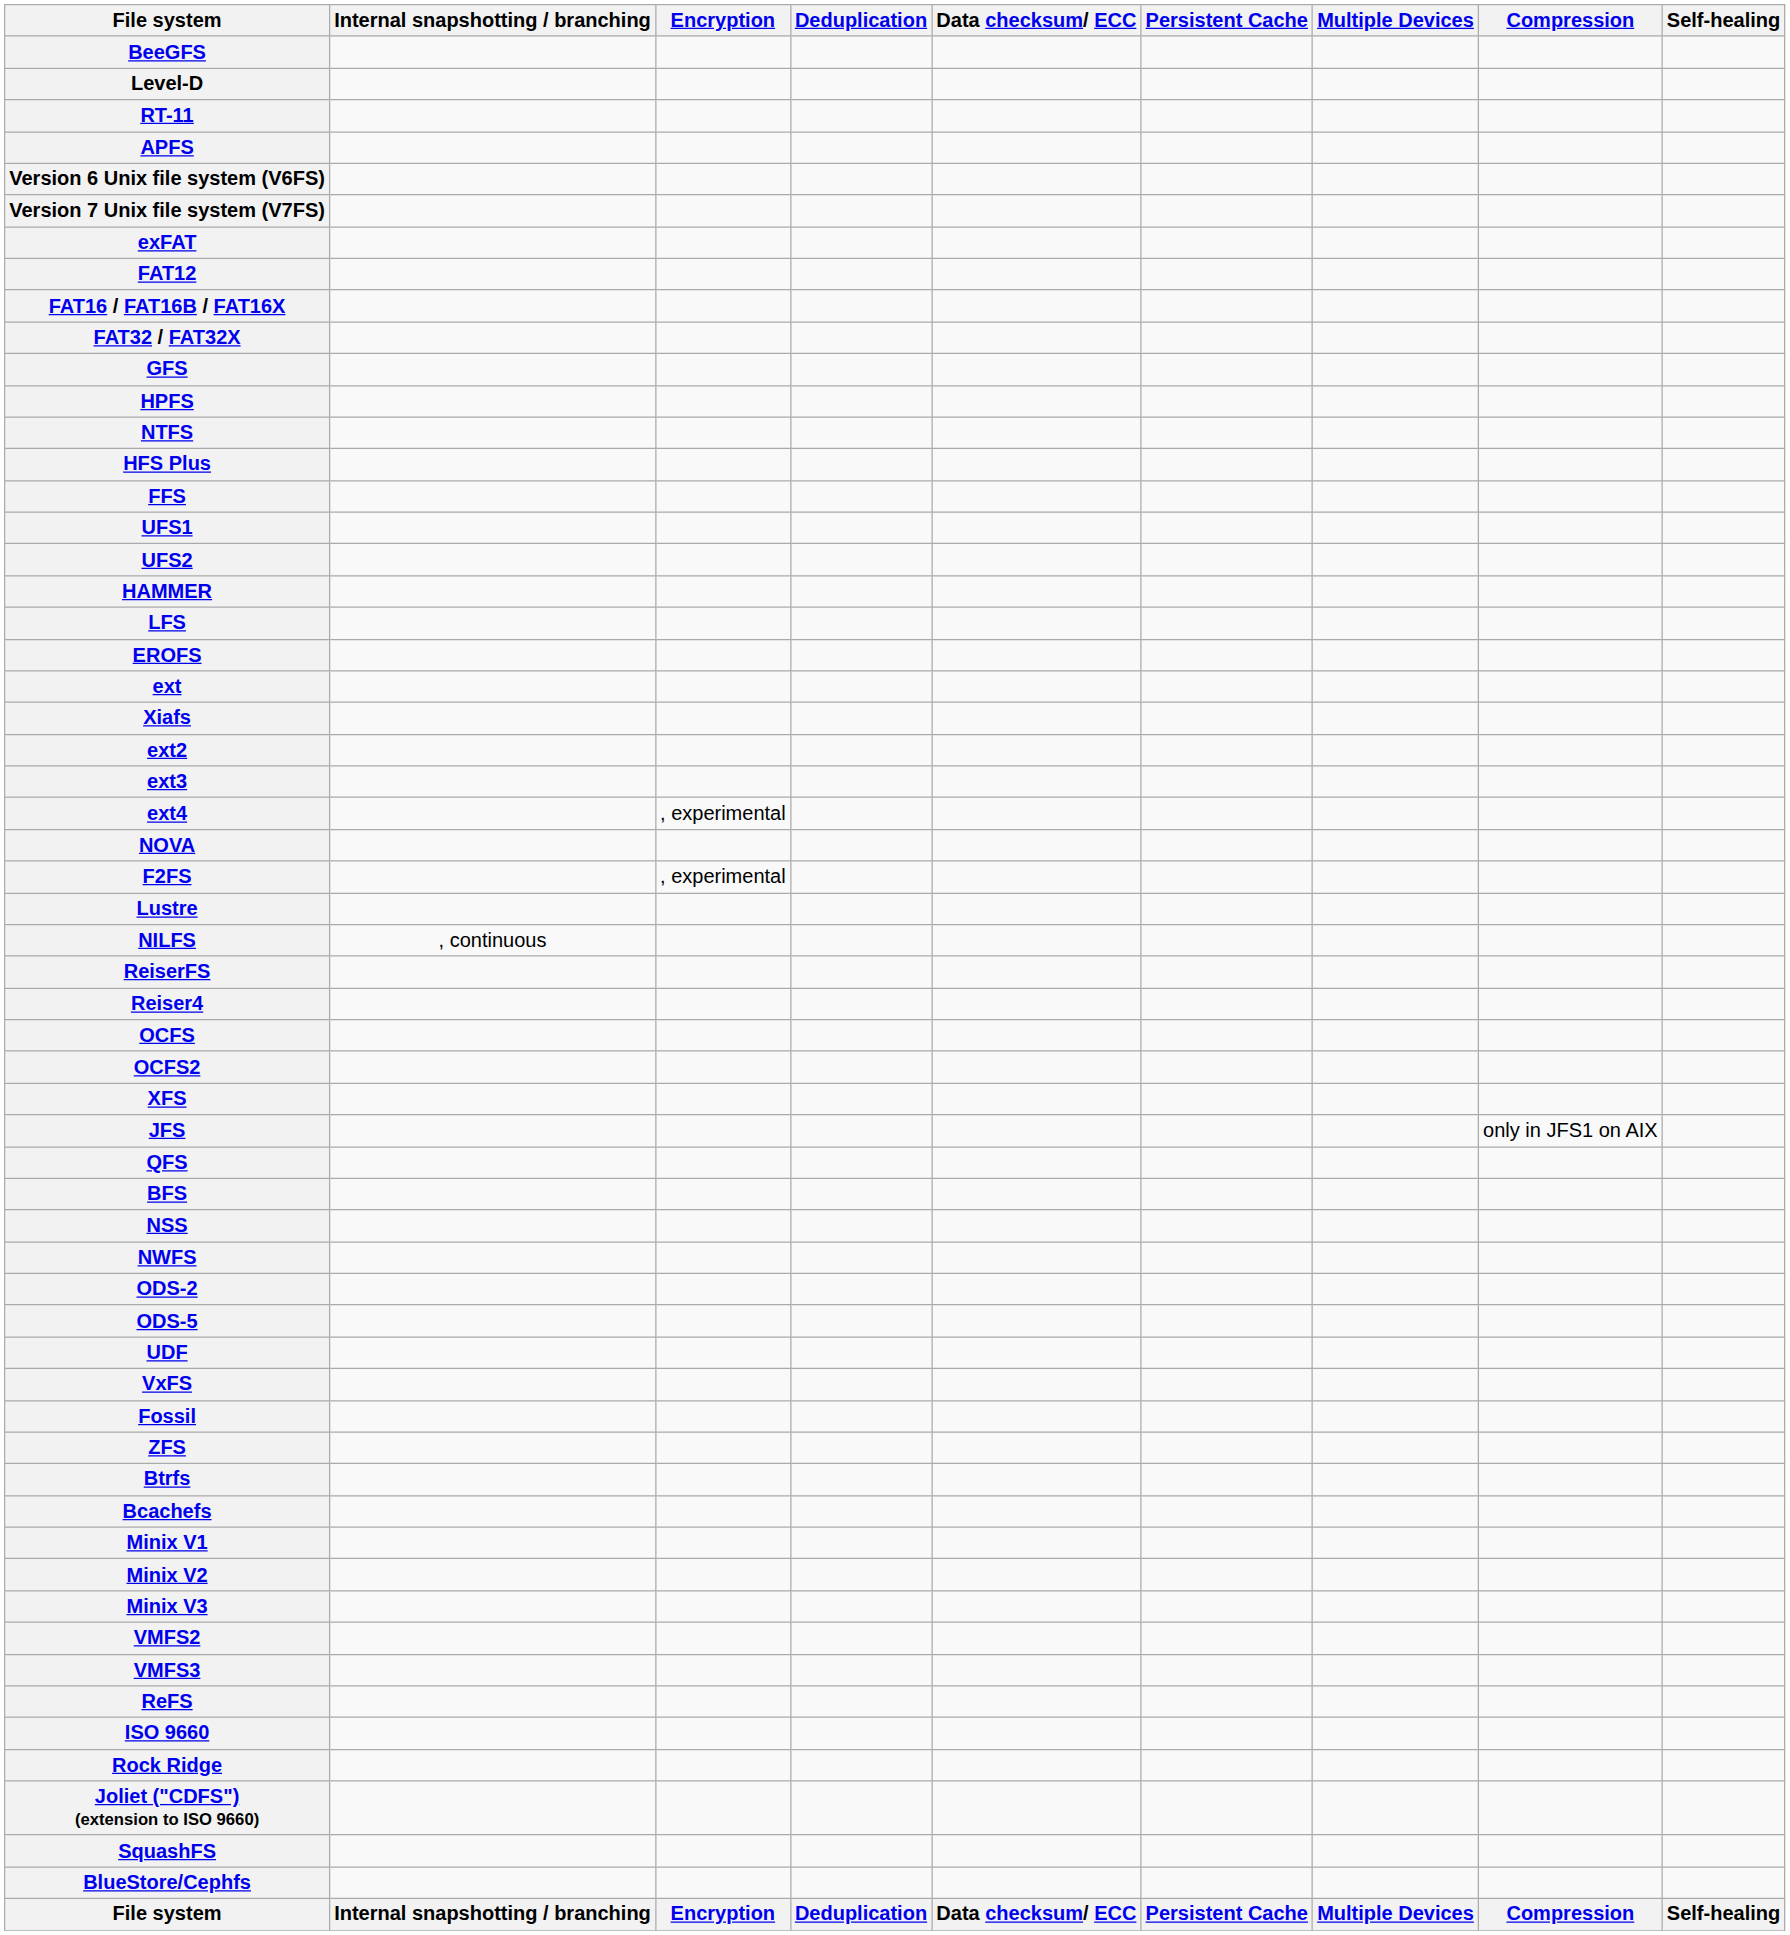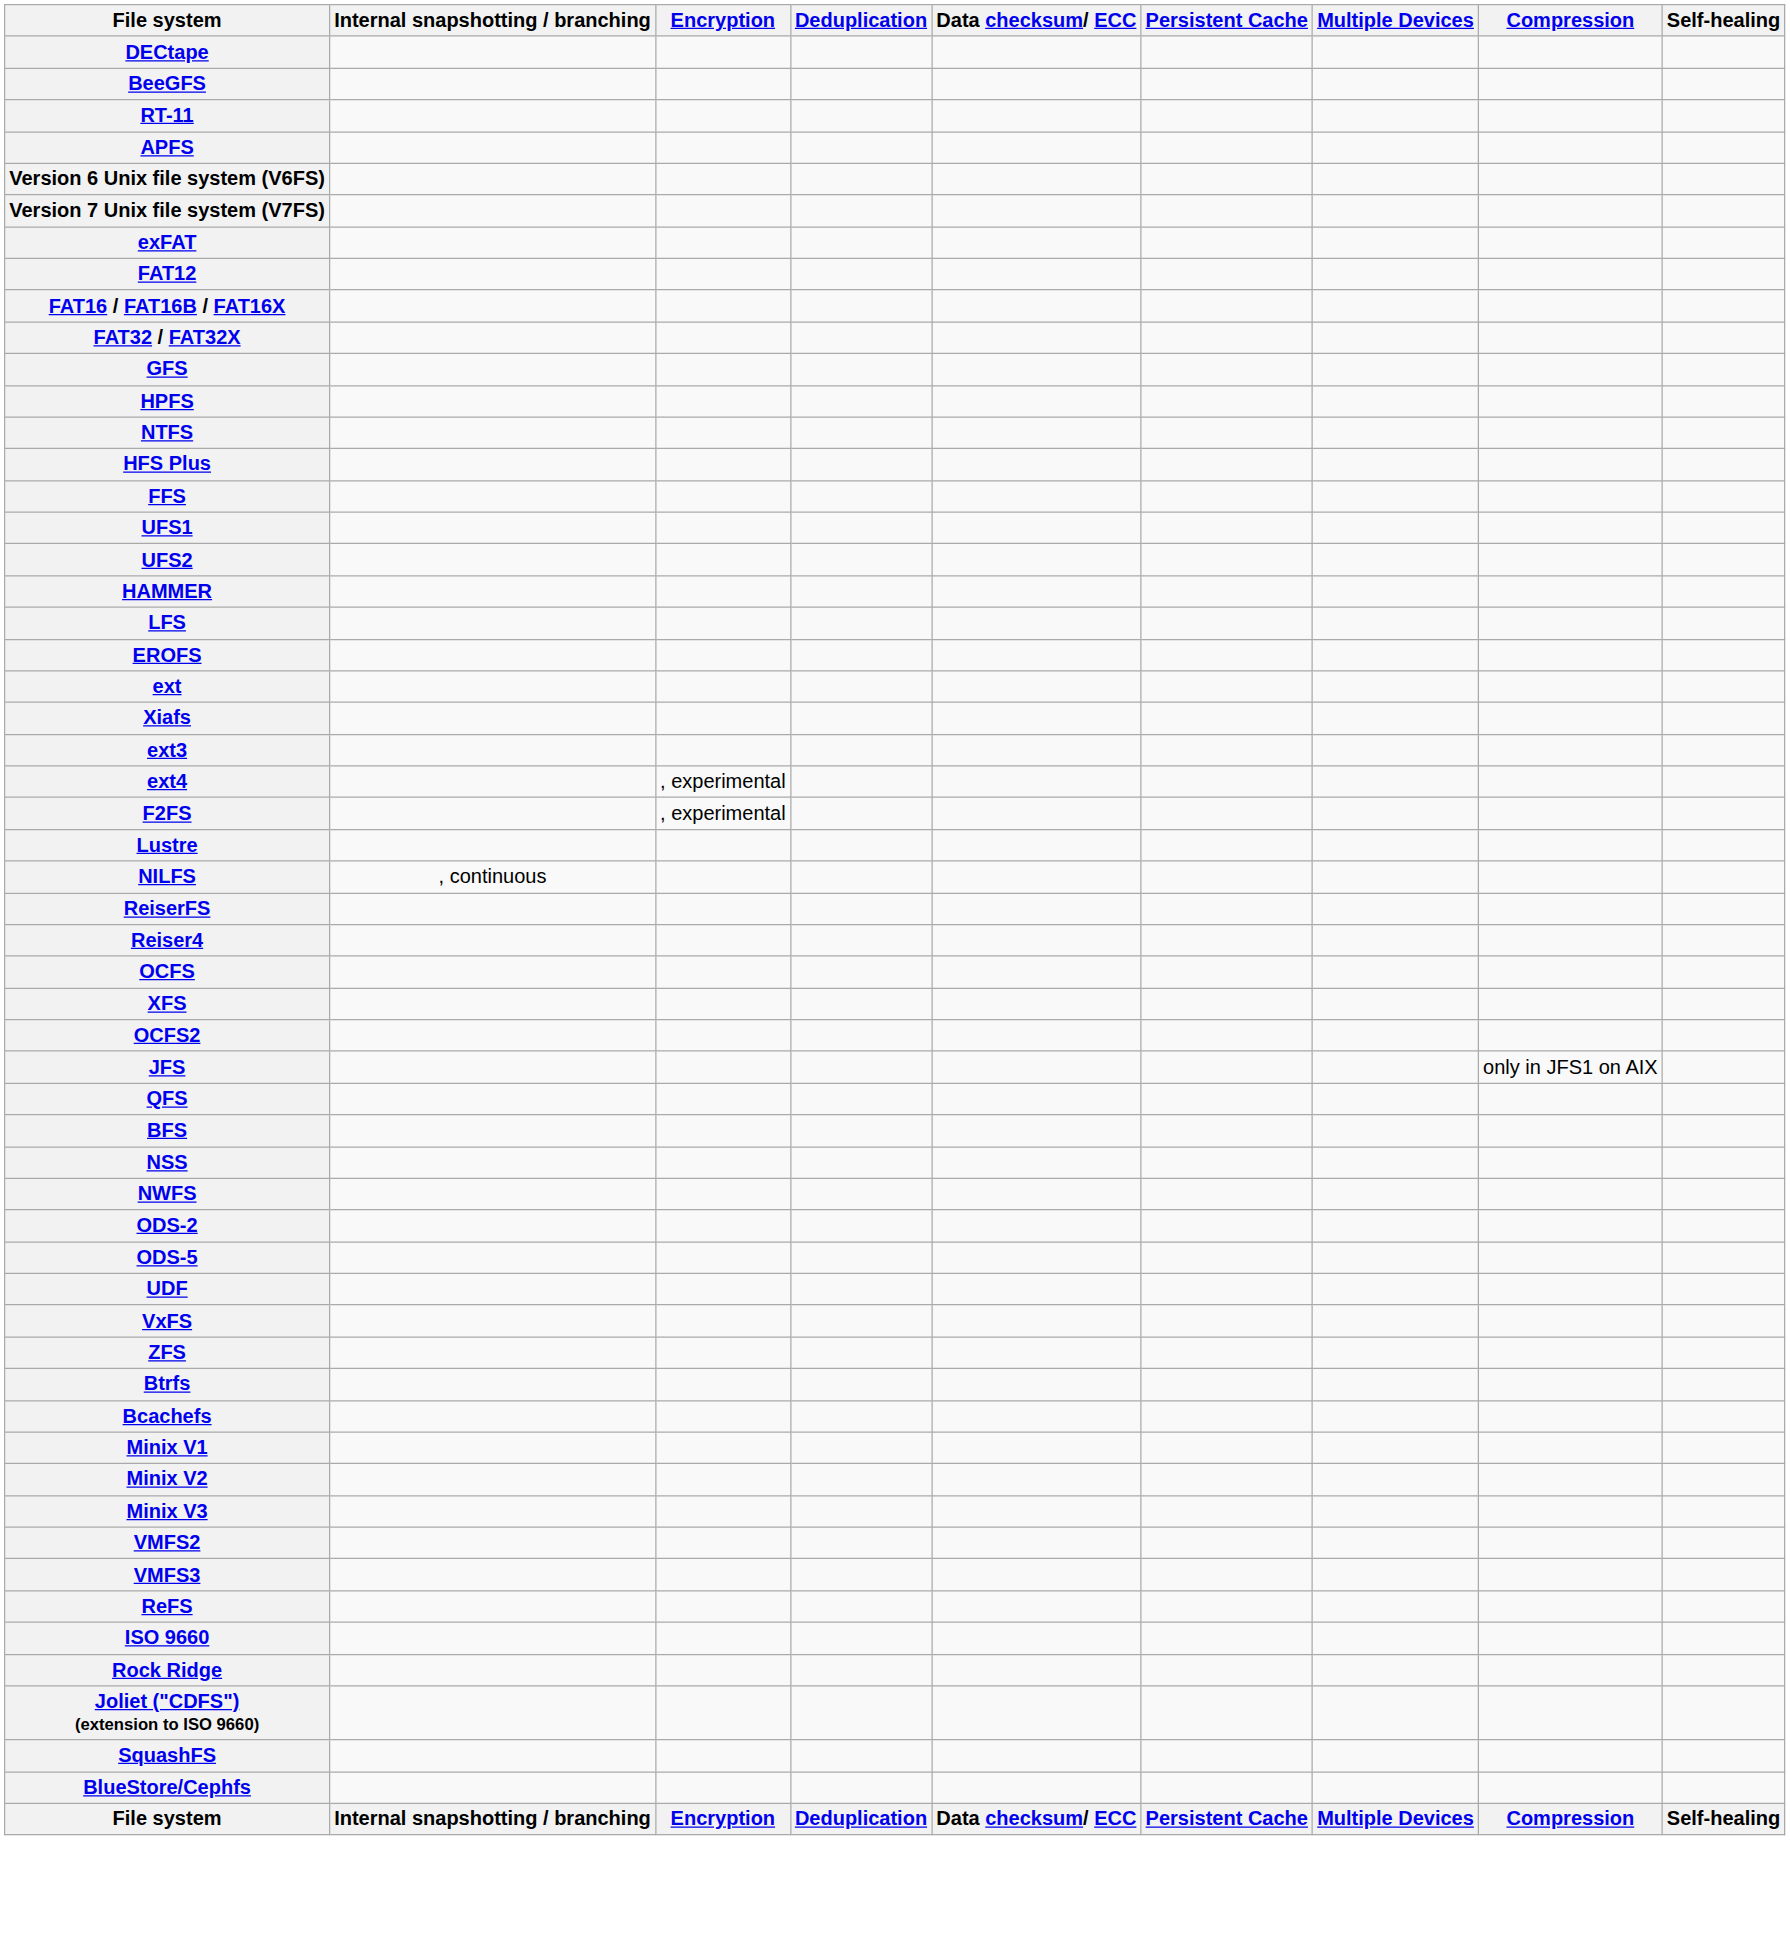+ row: (167, 52)
- row: (167, 83)
- row: (167, 749)
- row: (167, 845)
rows swapped: (167, 1067) <-> (167, 1098)
- row: (167, 1415)
